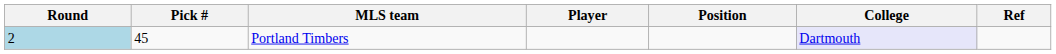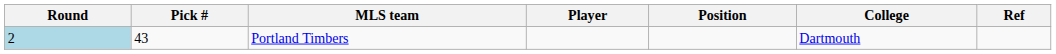(141, 37) 45 -> (141, 37) 43
(830, 37) lavender background -> (830, 37) no background
